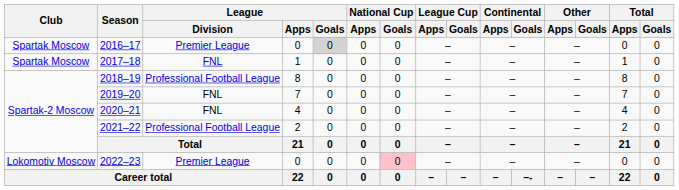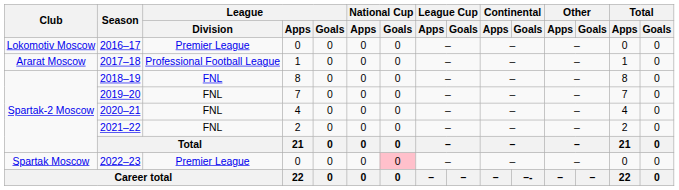(51, 45) Spartak Moscow -> (51, 45) Lokomotiv Moscow
(330, 45) lightgrey background -> (330, 45) no background
(51, 62) Spartak Moscow -> (51, 62) Ararat Moscow
(213, 62) FNL -> (213, 62) Professional Football League
(213, 78) Professional Football League -> (213, 78) FNL
(213, 128) Professional Football League -> (213, 128) FNL
(51, 161) Lokomotiv Moscow -> (51, 161) Spartak Moscow
